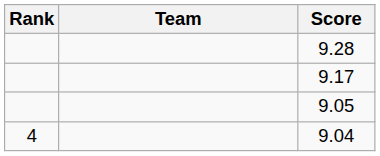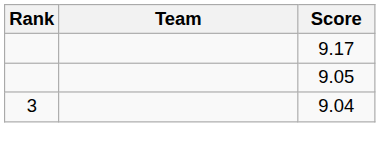- row: (336, 48)
(32, 135) 4 -> (32, 106) 3
